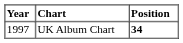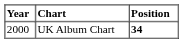(18, 30) 1997 -> (18, 30) 2000
